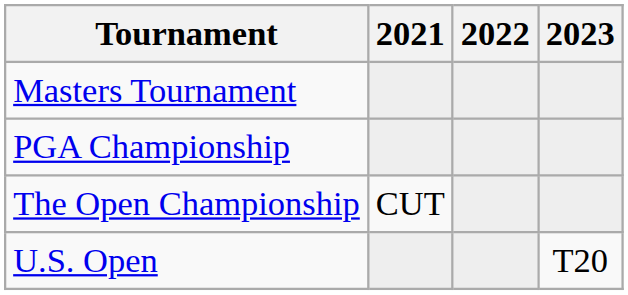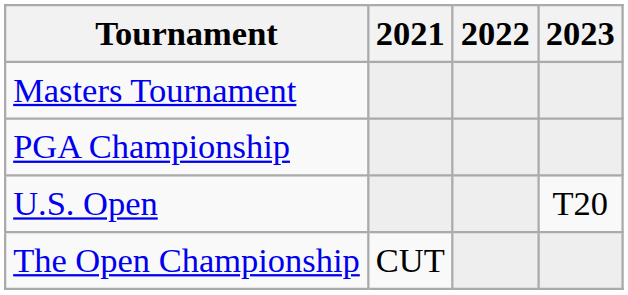rows swapped: (85, 260) <-> (186, 203)
